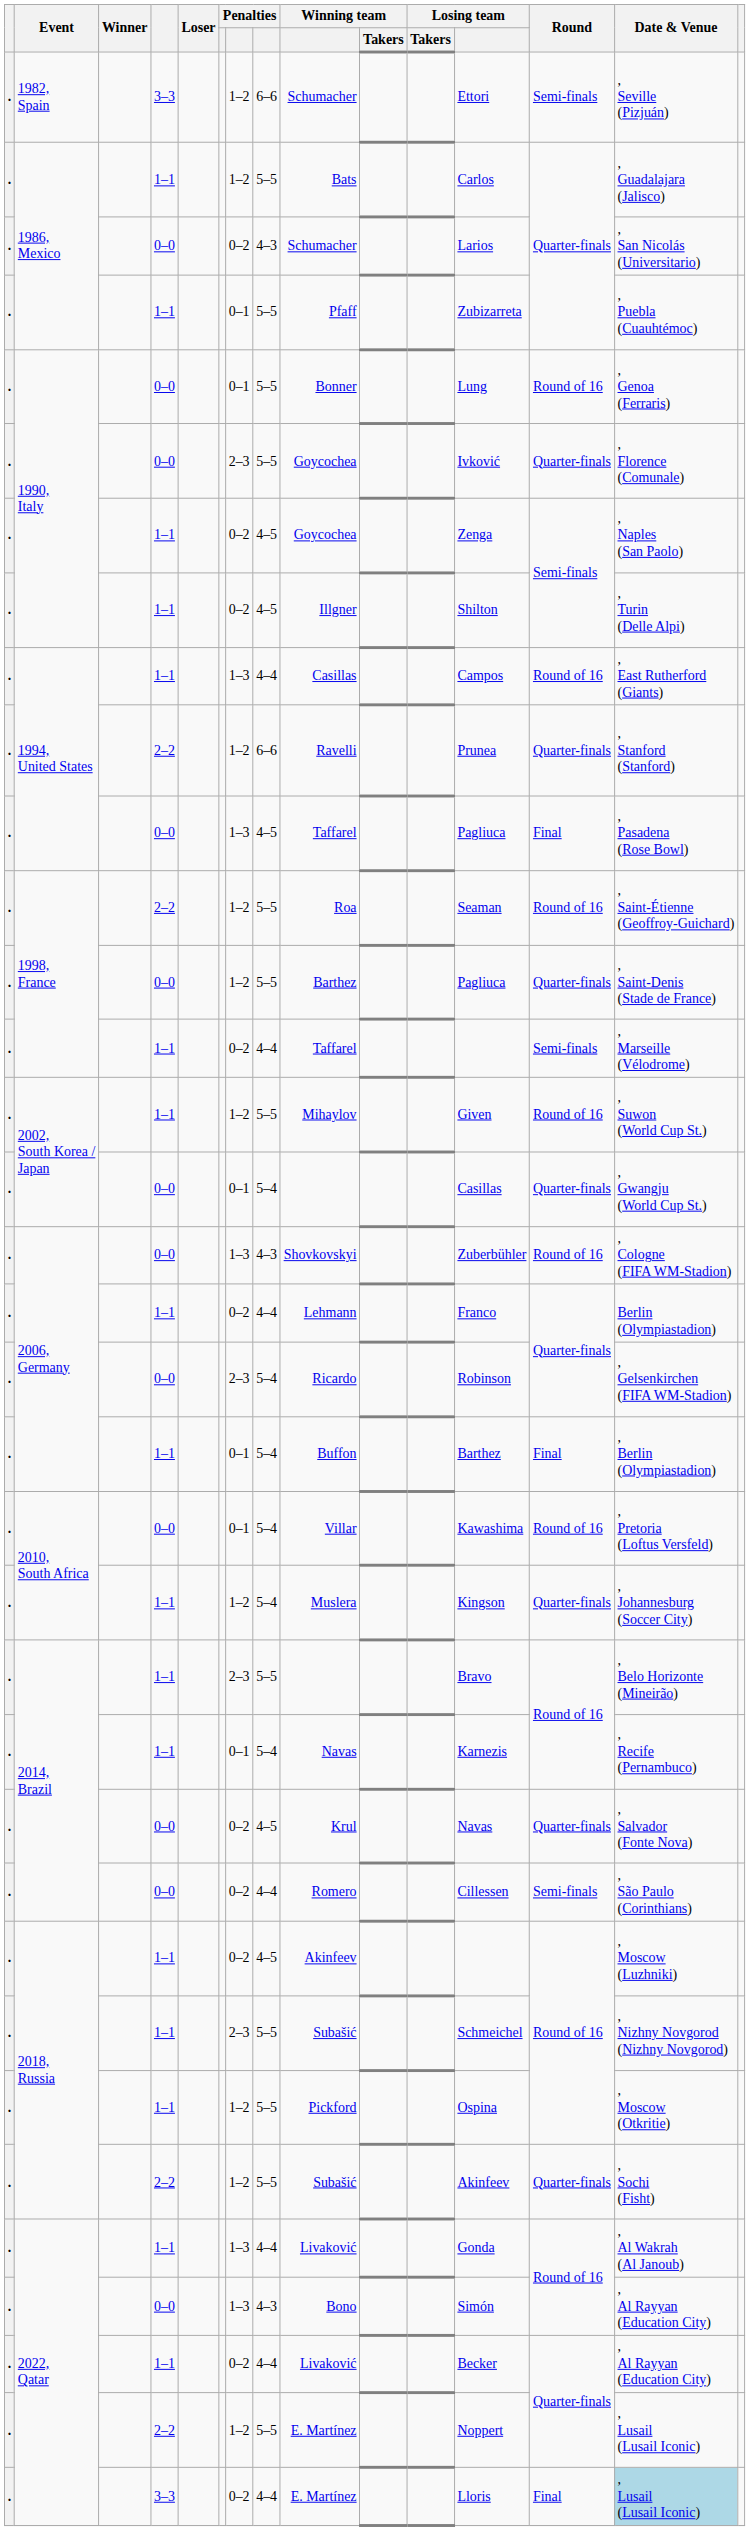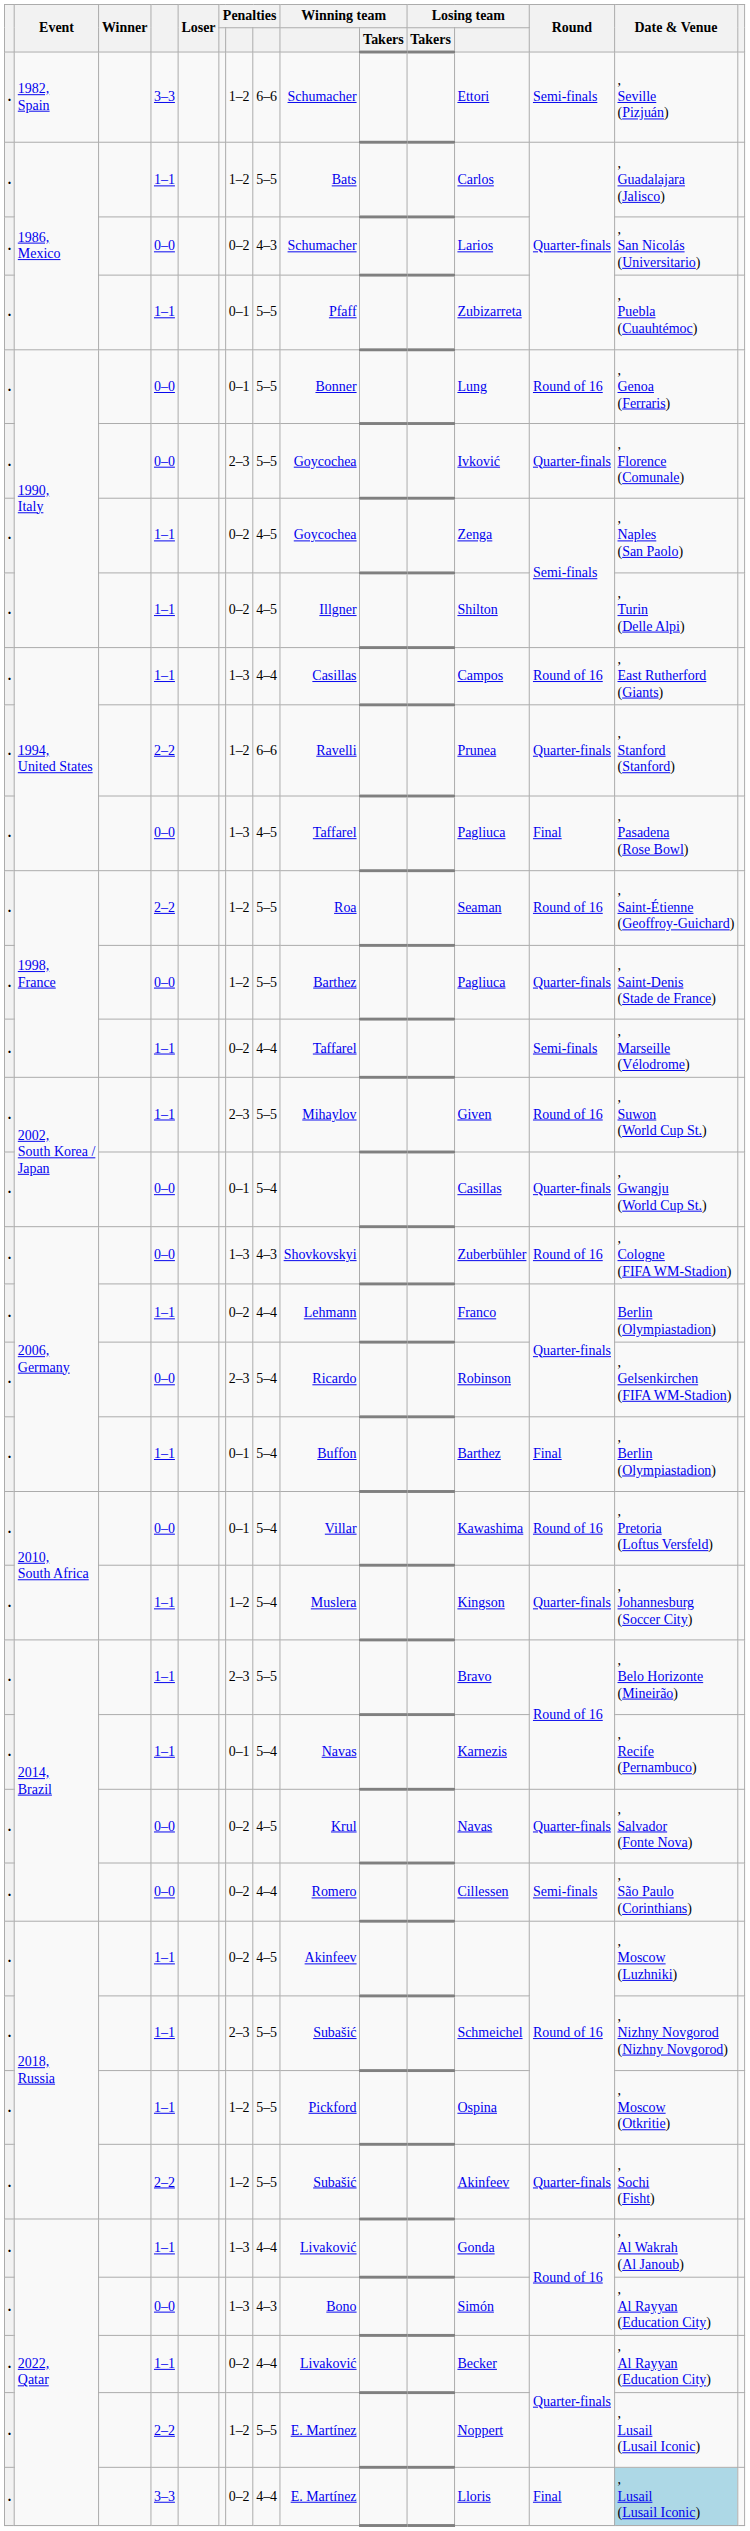(239, 1114) 1–2 -> (239, 1114) 2–3
